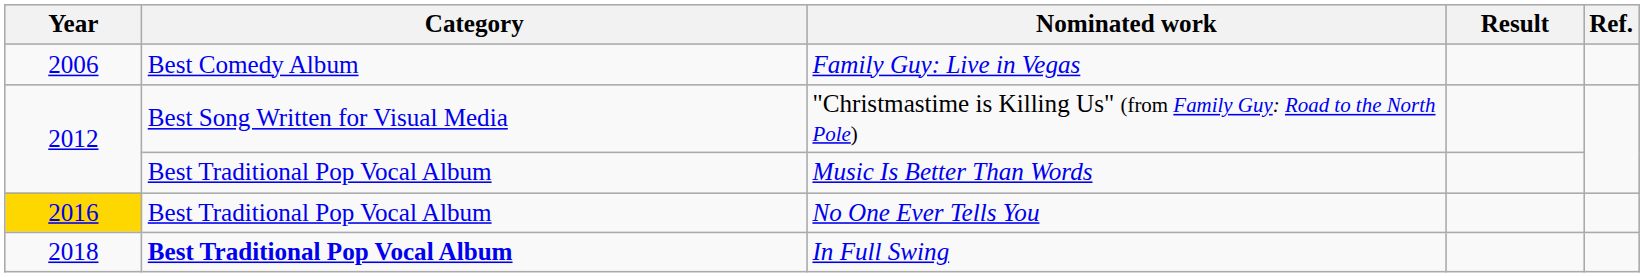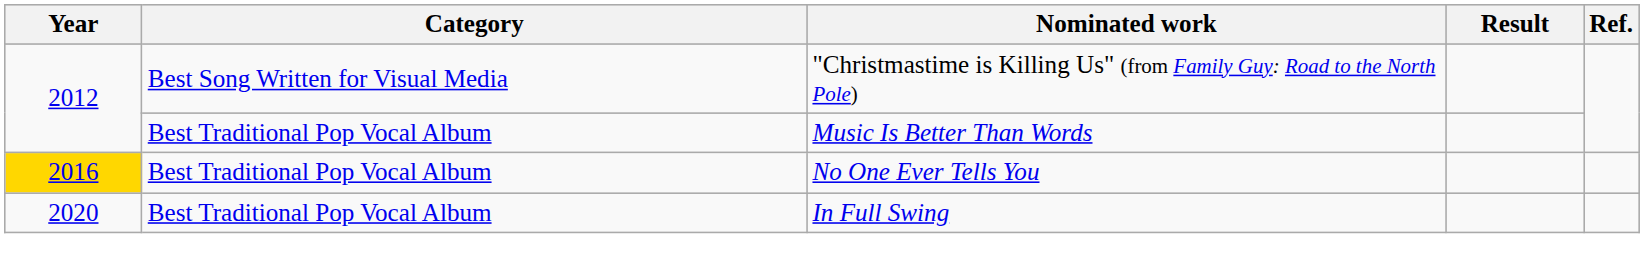- row: (946, 64)
(73, 251) 2018 -> (73, 212) 2020
(330, 251) bold -> (320, 212) normal
